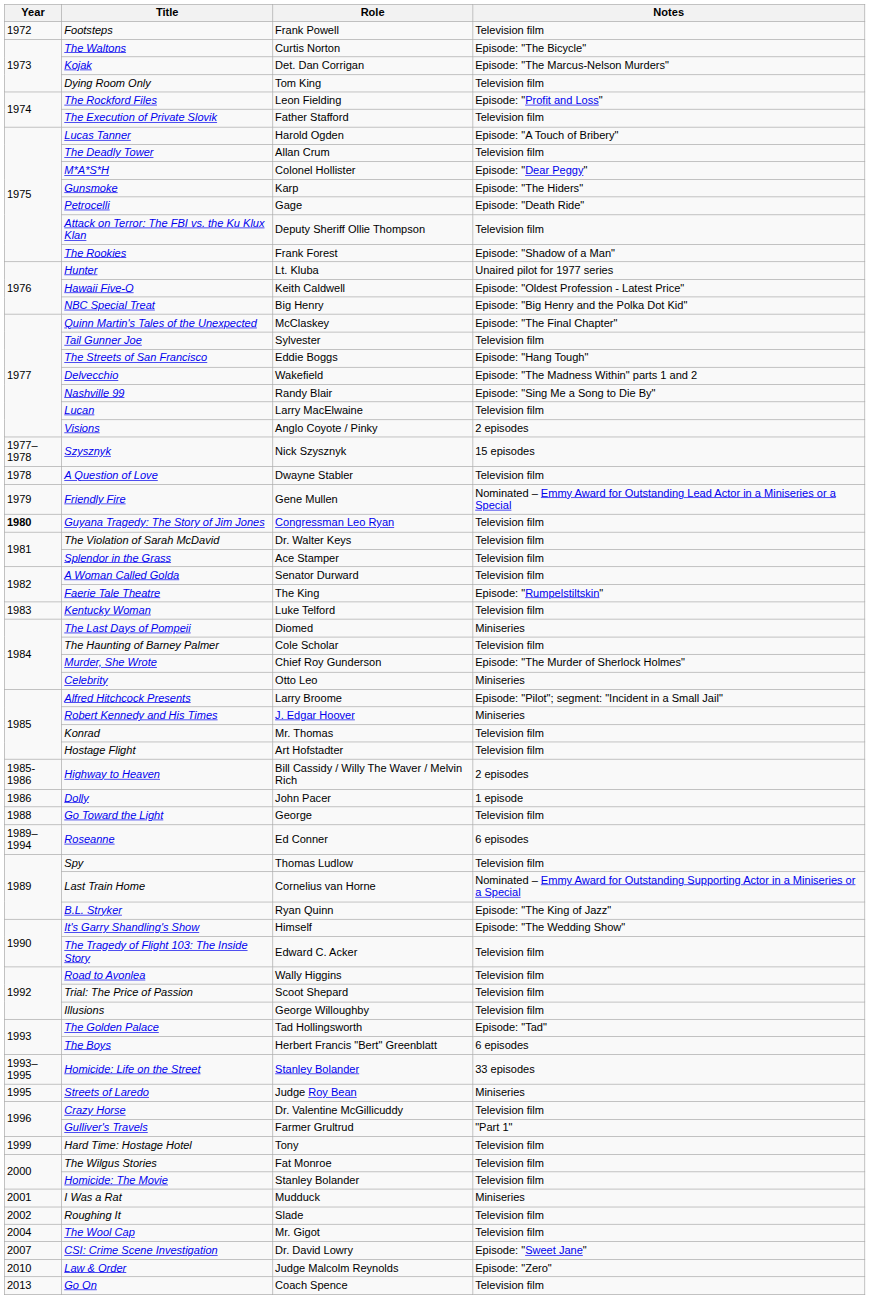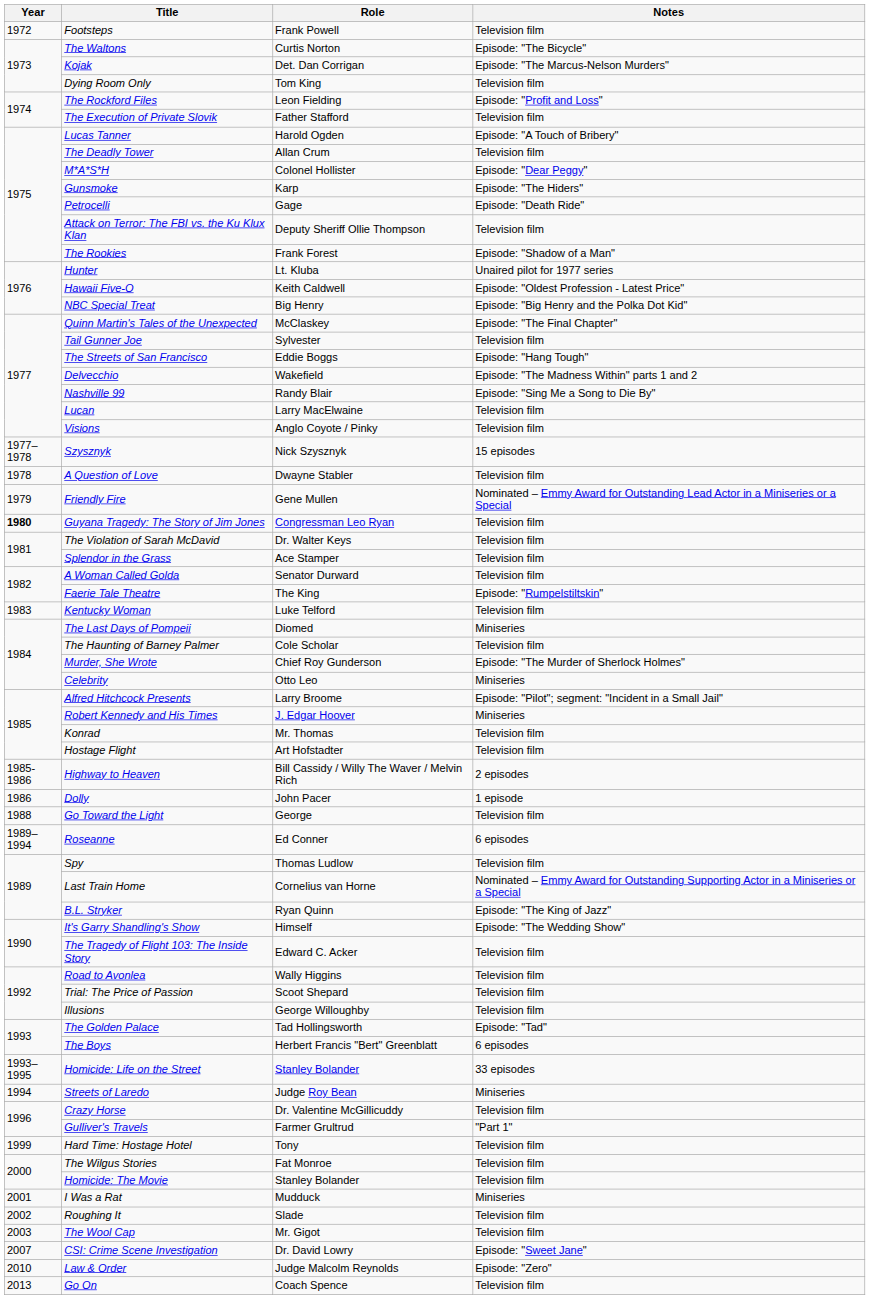(502, 428) 2 episodes -> (510, 428) Television film
(19, 1093) 1995 -> (19, 1093) 1994
(19, 1233) 2004 -> (19, 1233) 2003
